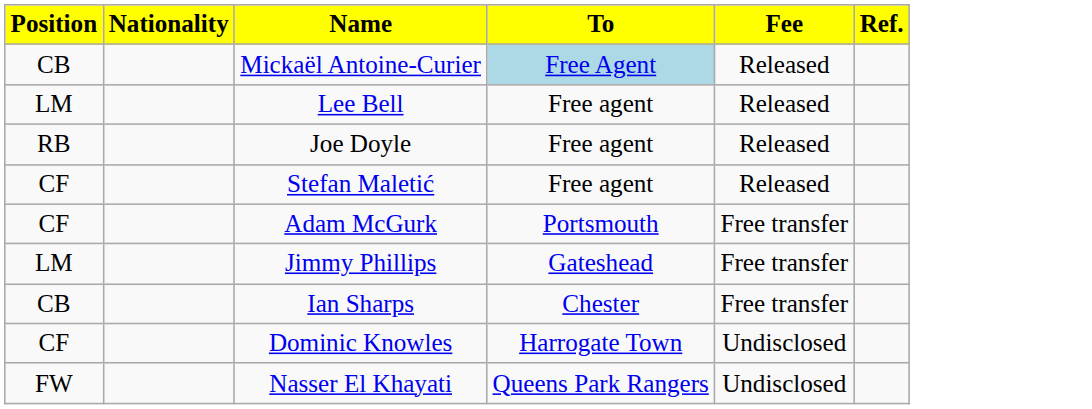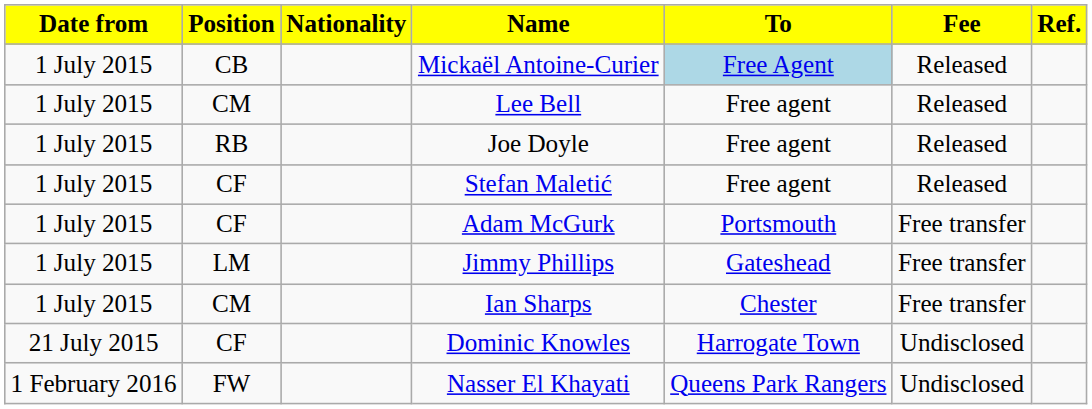+ column: (94, 24)
(54, 104) LM -> (231, 104) CM
(54, 303) CB -> (231, 303) CM
